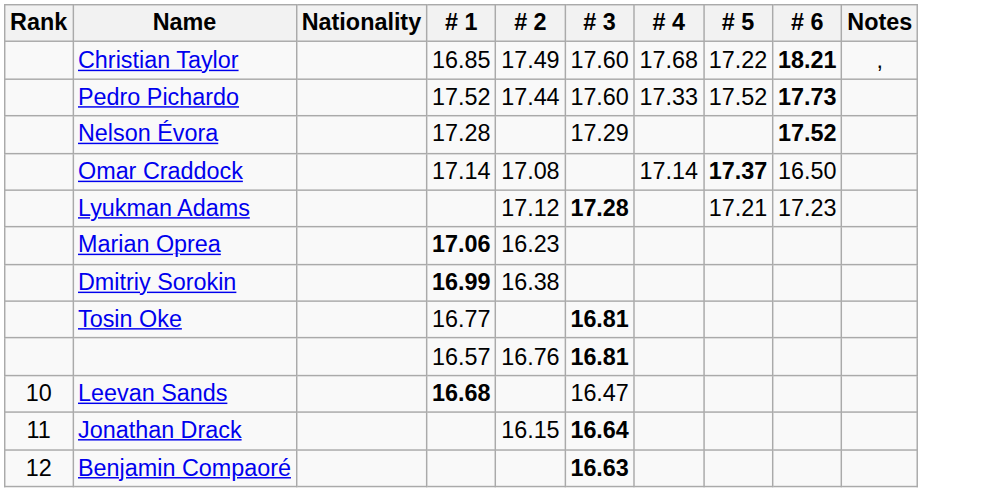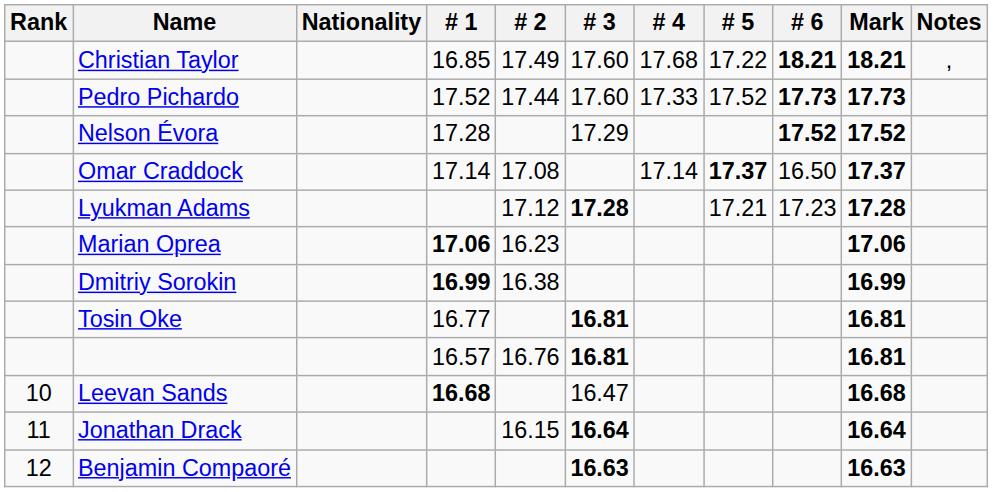+ column: (877, 23)
